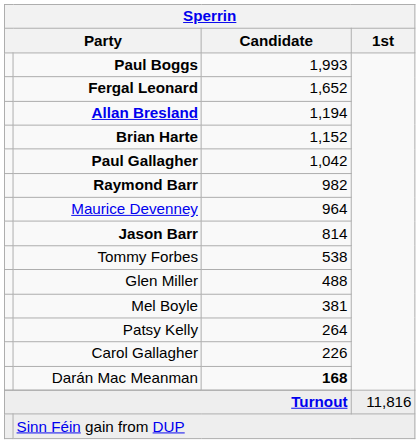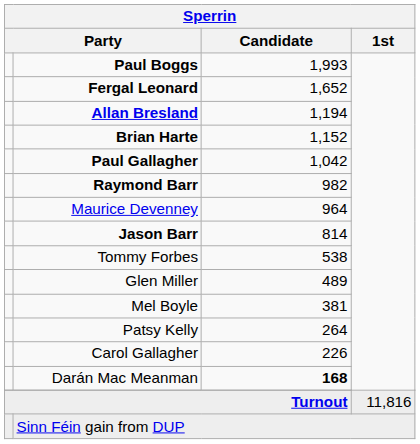(335, 281) 488 -> (335, 281) 489
